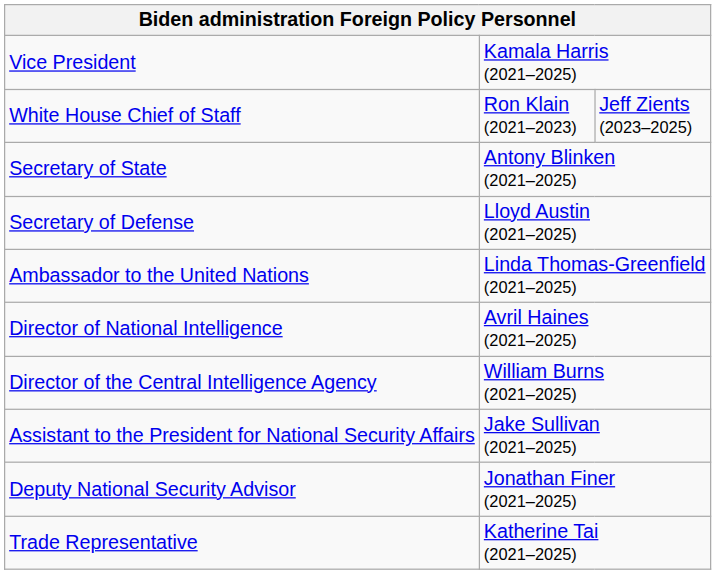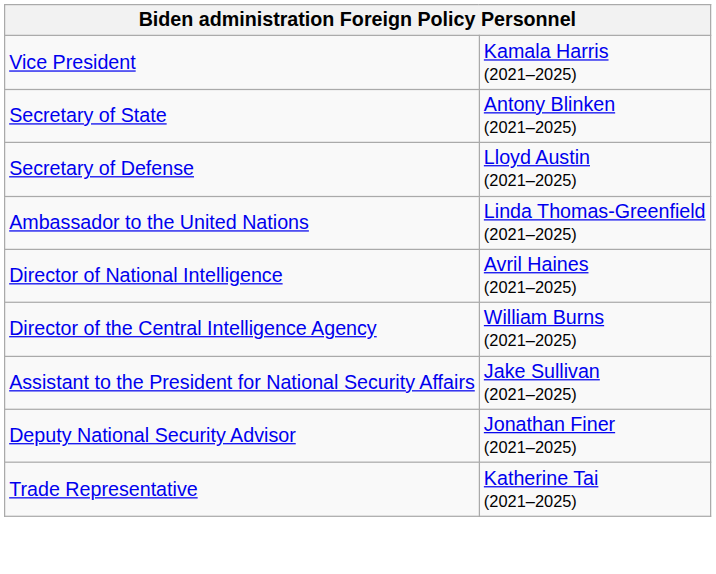- row: (125, 115)
